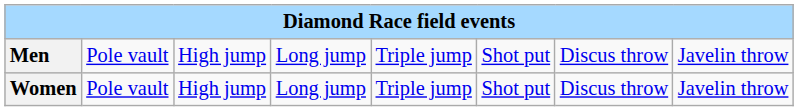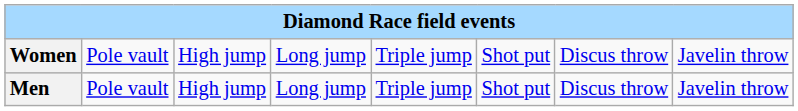rows swapped: (29, 55) <-> (43, 89)
